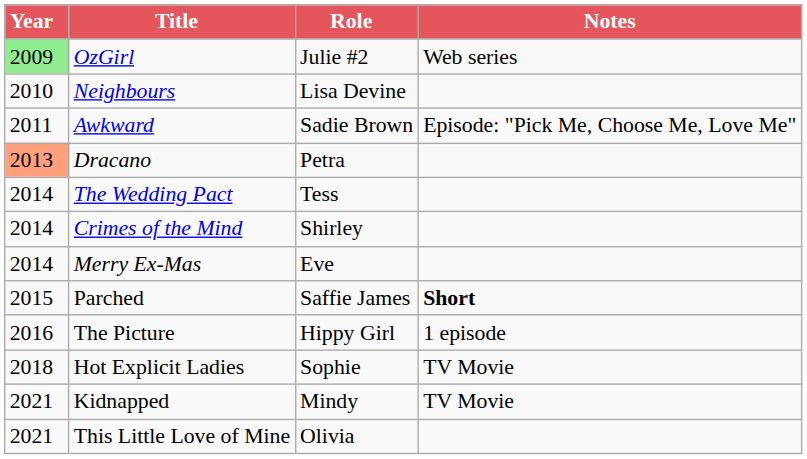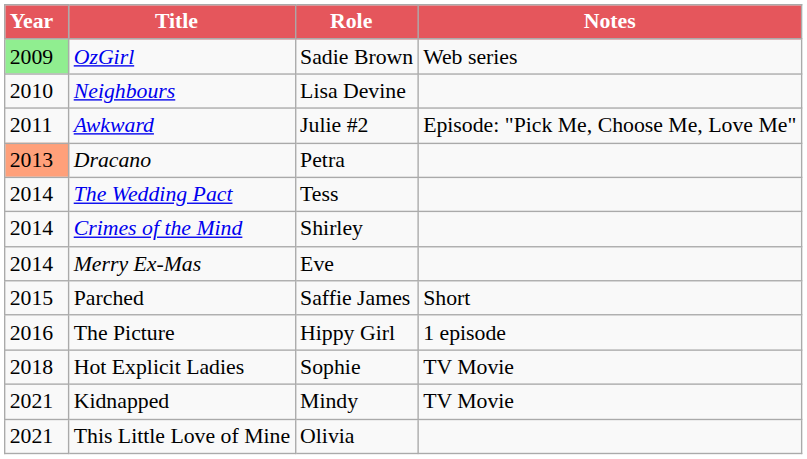(334, 56) Julie #2 -> (357, 56) Sadie Brown
(357, 125) Sadie Brown -> (334, 125) Julie #2
(449, 297) bold -> (447, 297) normal
